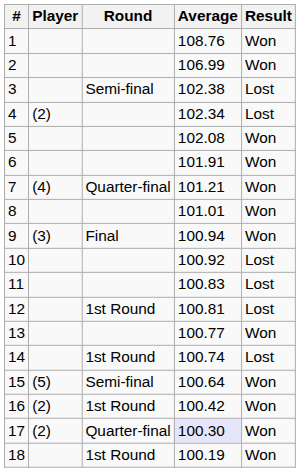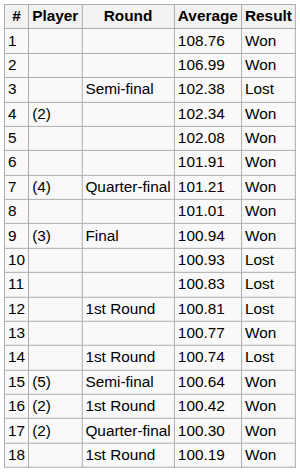(259, 114) Lost -> (261, 114) Won
(201, 260) 100.92 -> (201, 260) 100.93
(201, 430) lavender background -> (201, 430) no background
